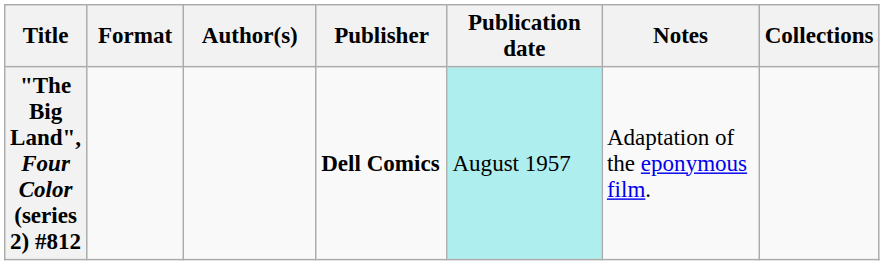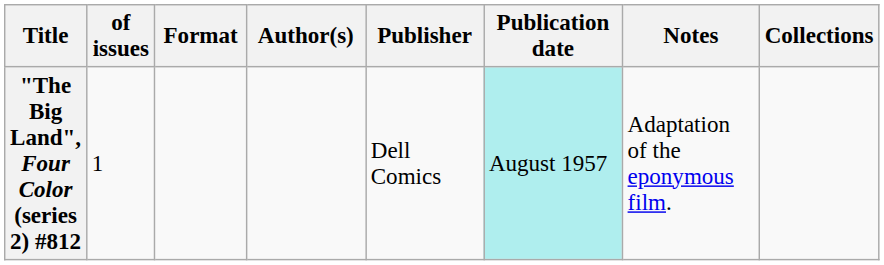+ column: (121, 35)
(380, 162) bold -> (406, 162) normal
